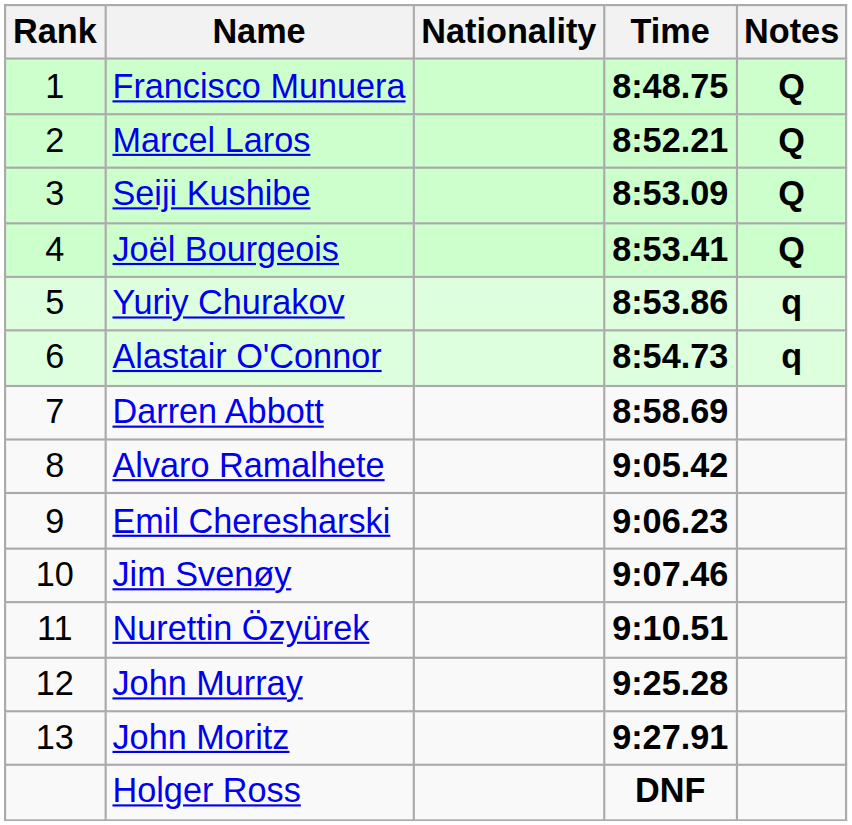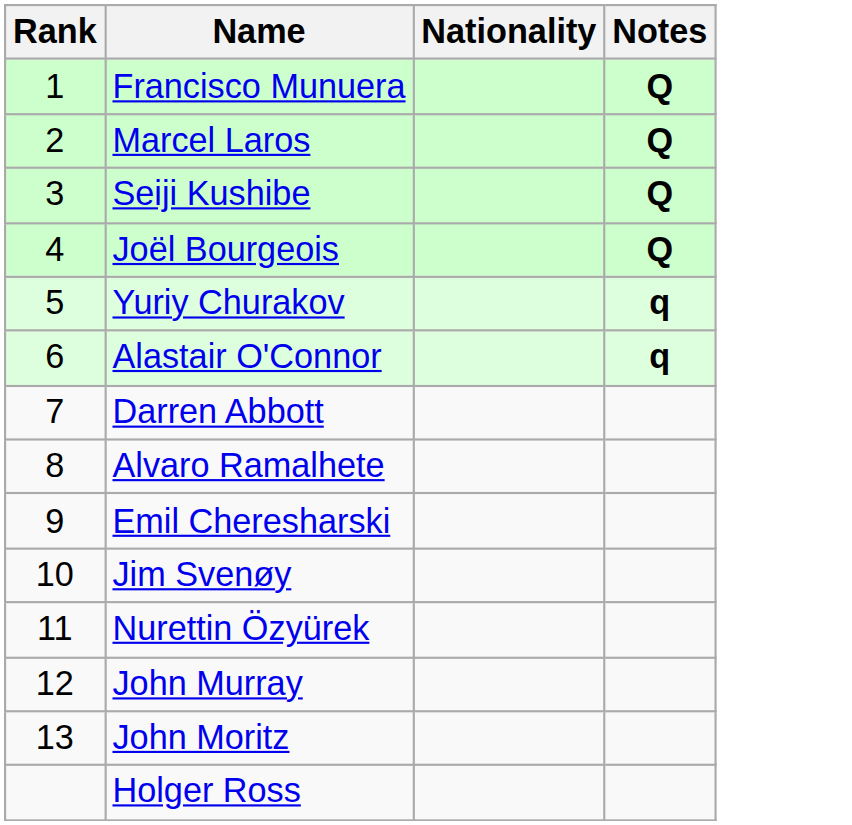- column: (670, 31)
